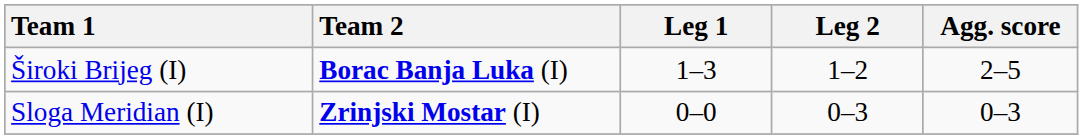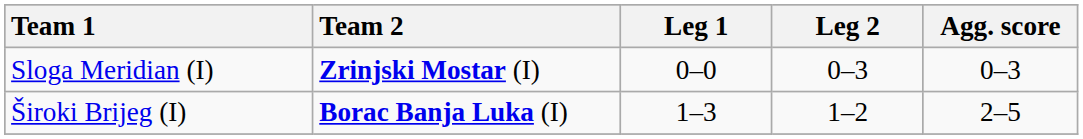rows swapped: (112, 112) <-> (99, 69)
